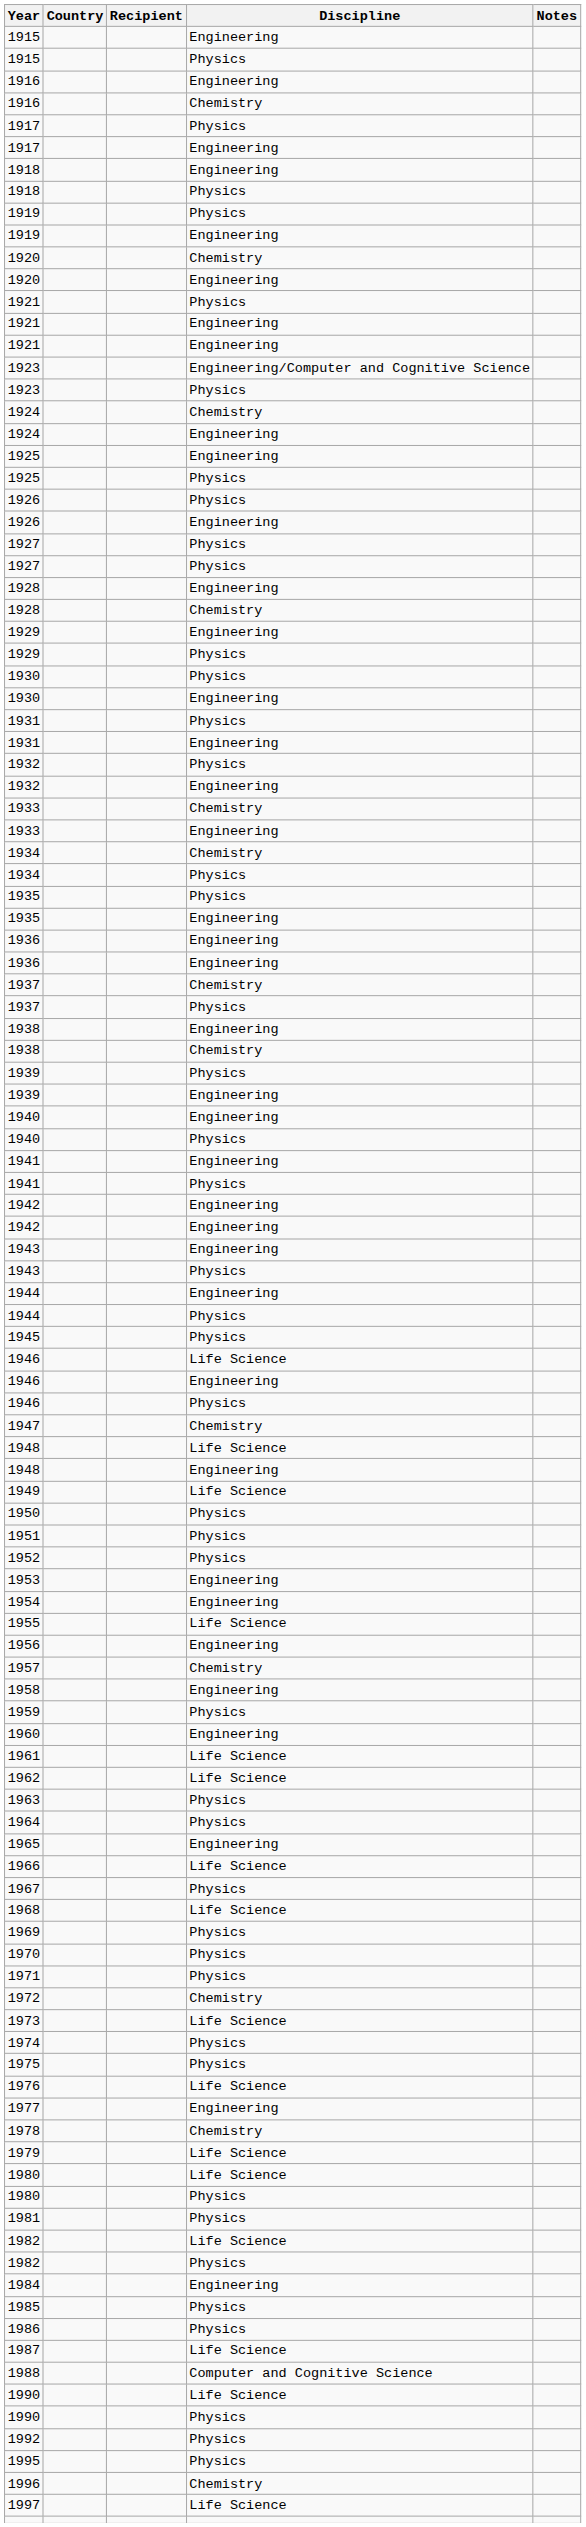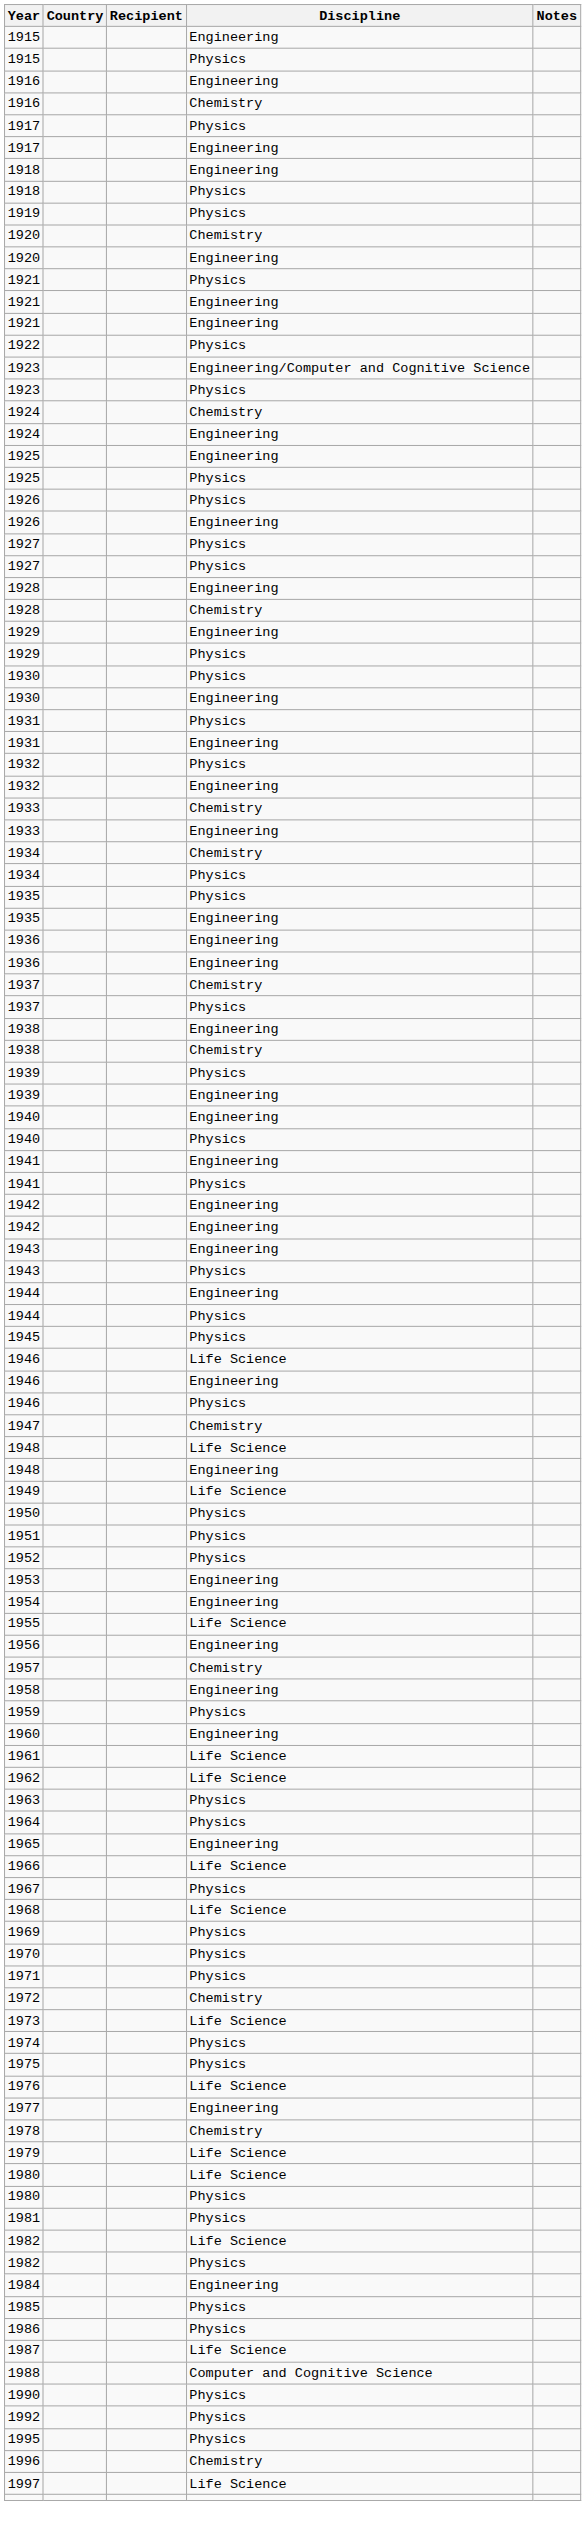- row: (24, 236)
+ row: (24, 346)
- row: (24, 2395)
